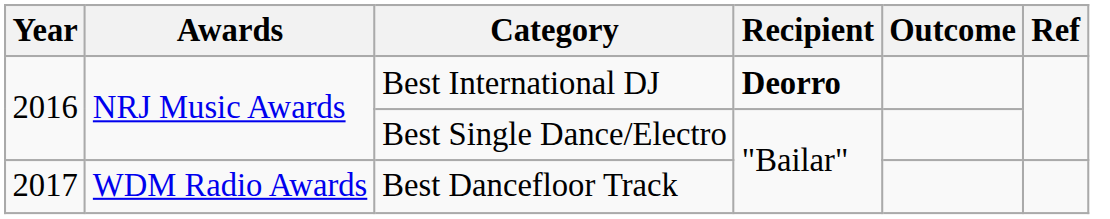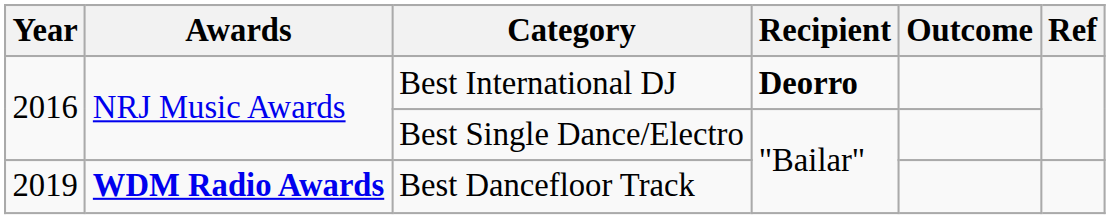(45, 185) 2017 -> (45, 185) 2019
(230, 185) normal -> (239, 185) bold
